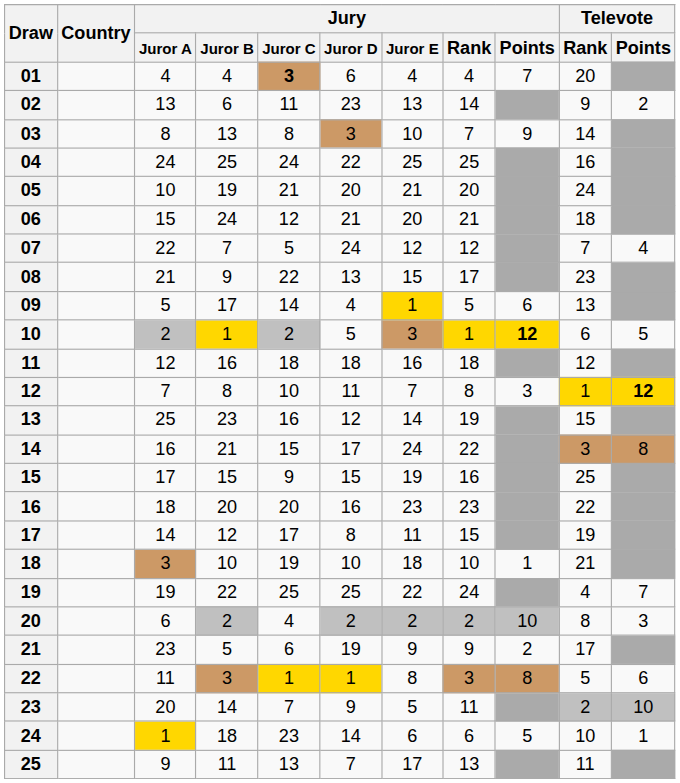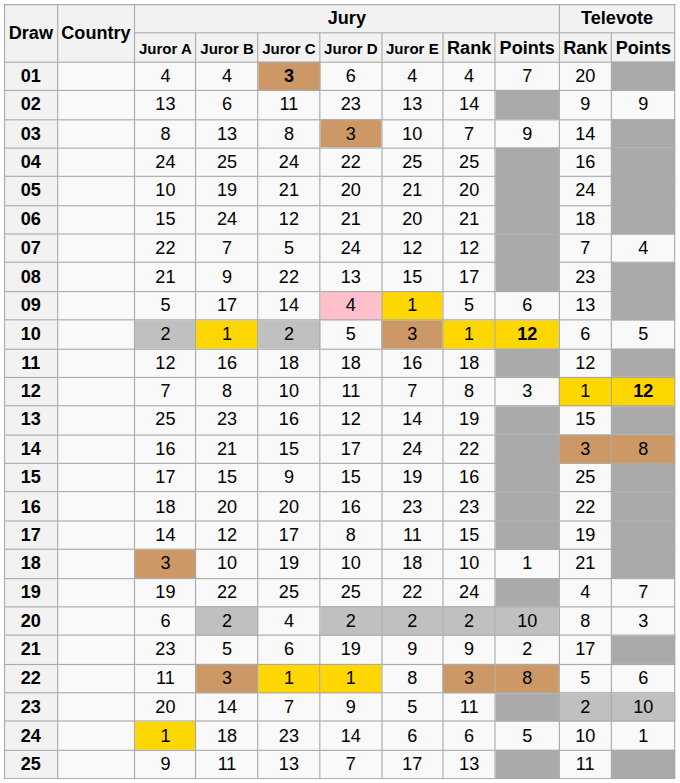(643, 104) 2 -> (643, 104) 9
(351, 305) no background -> (351, 305) pink background
